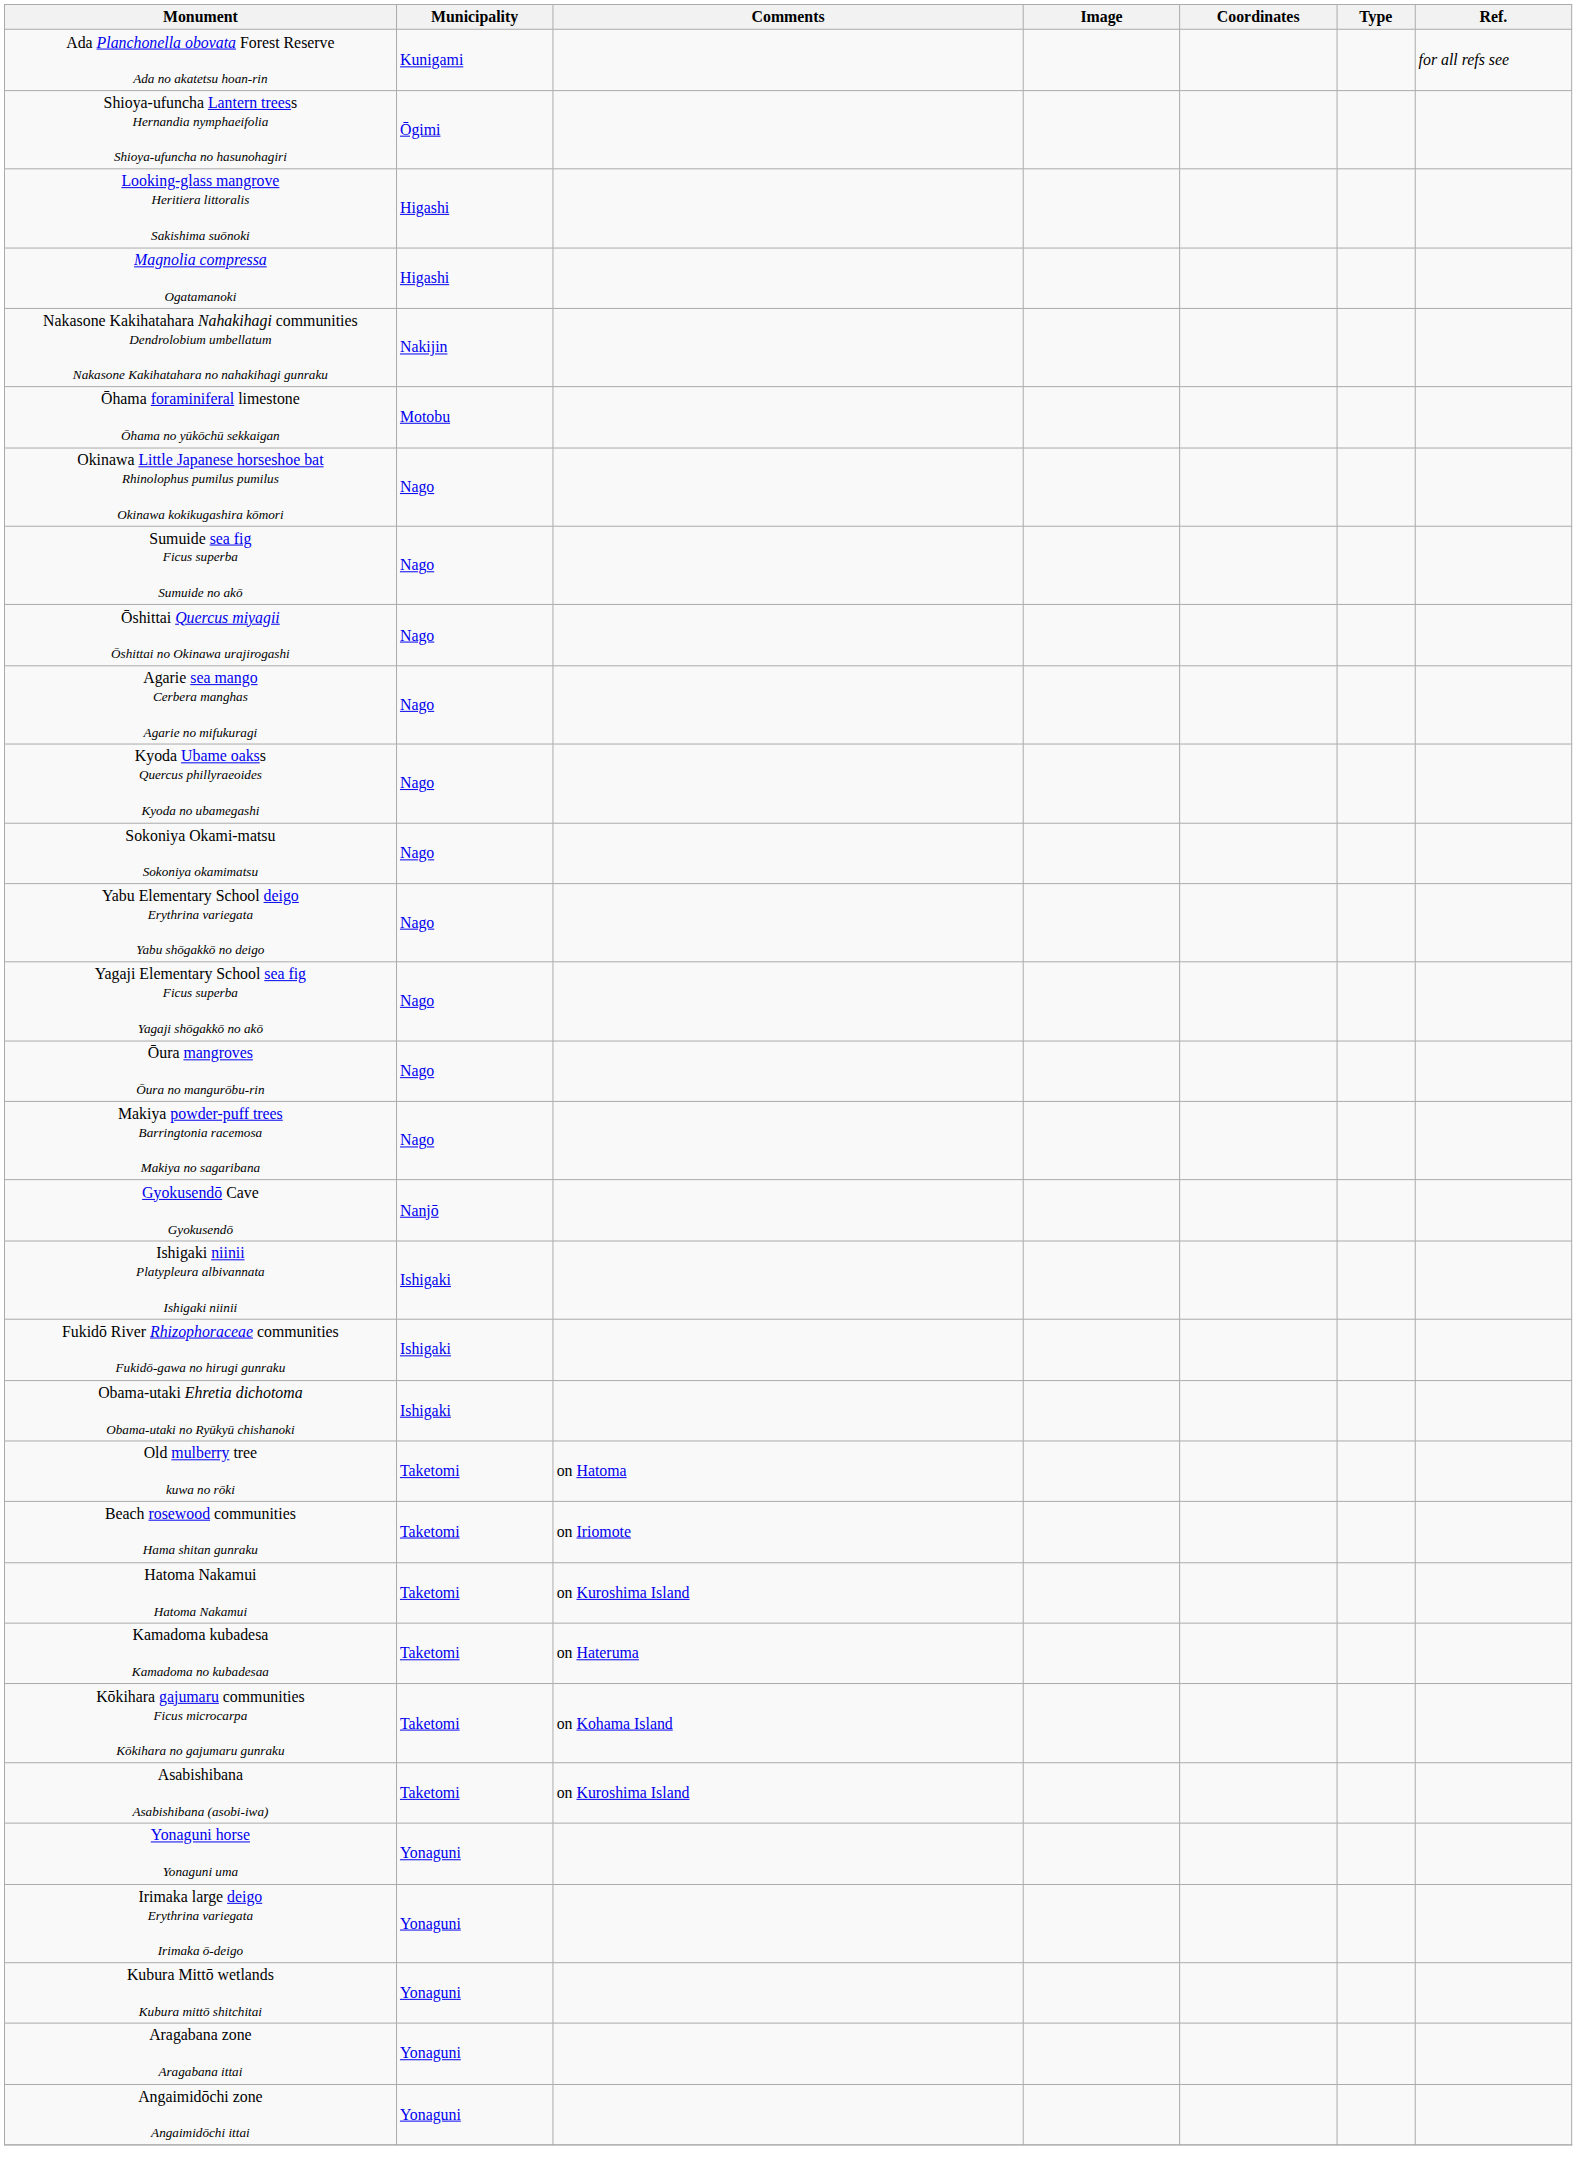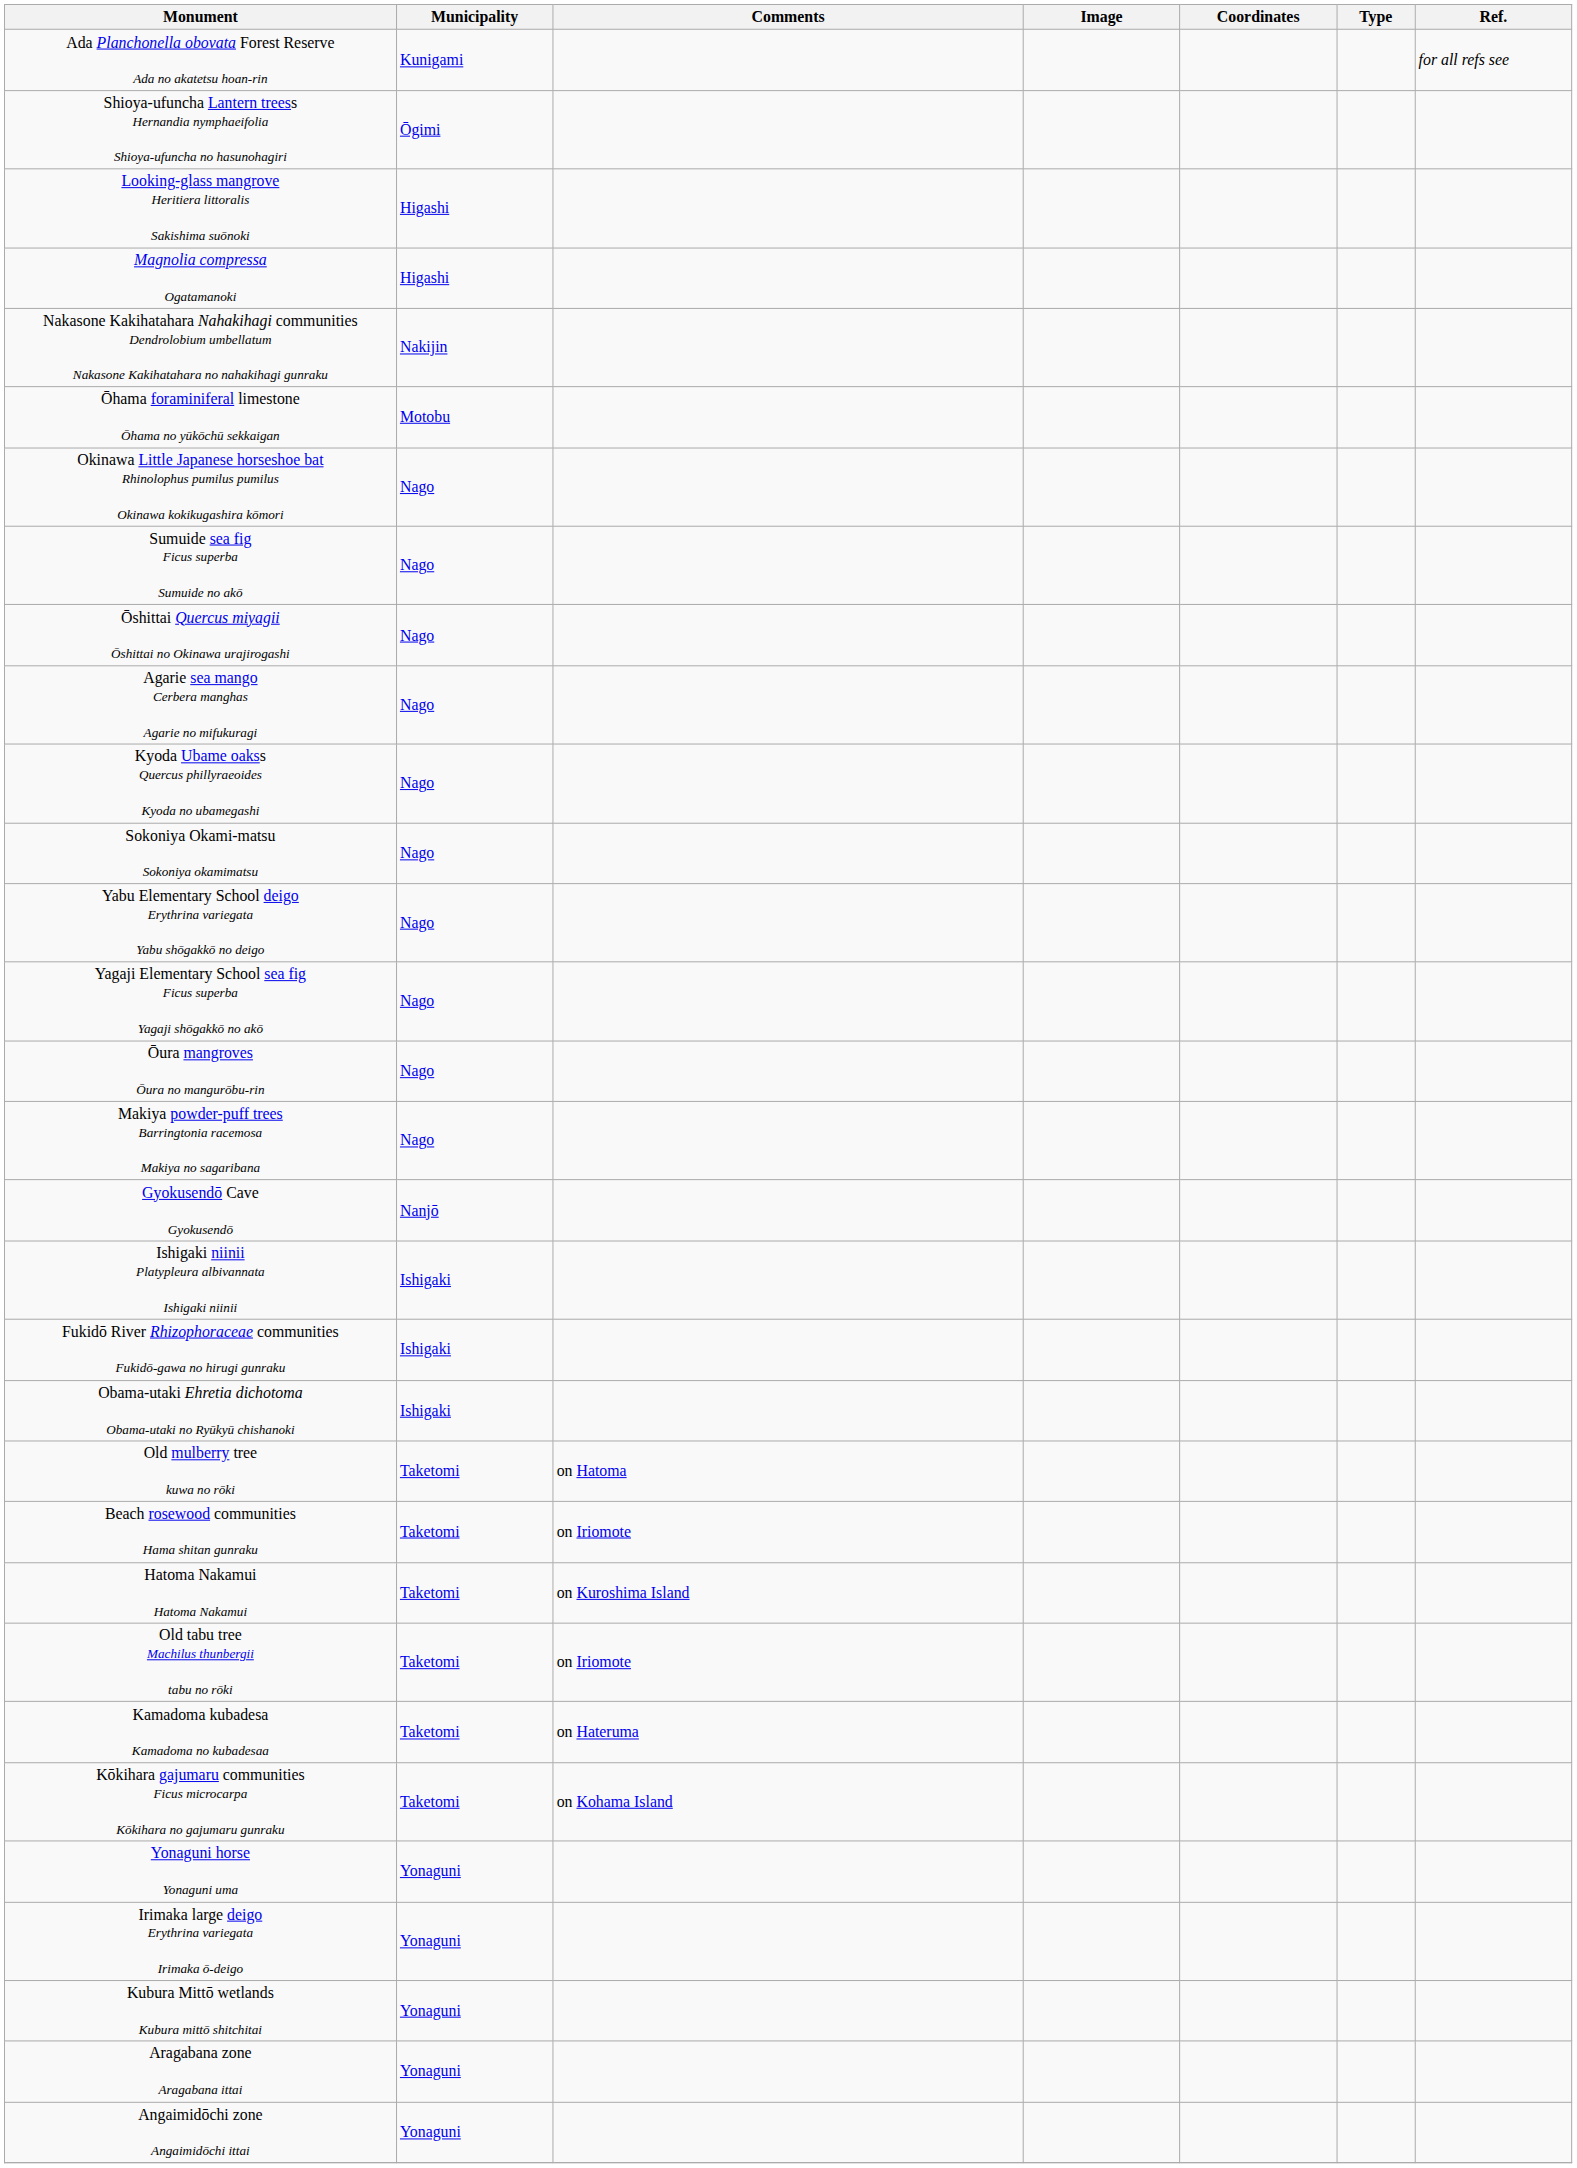+ row: (200, 1662)
- row: (200, 1792)
